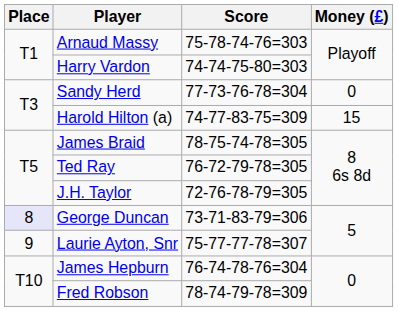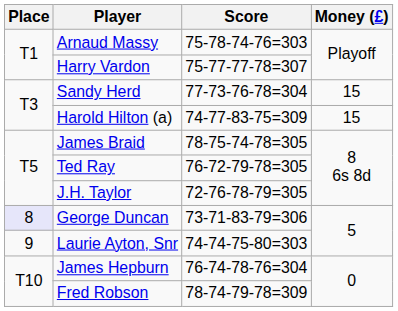(246, 67) 74-74-75-80=303 -> (246, 67) 75-77-77-78=307
(352, 92) 0 -> (352, 92) 15
(246, 243) 75-77-77-78=307 -> (246, 243) 74-74-75-80=303
